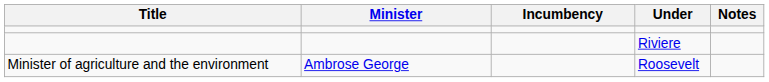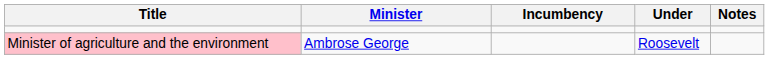- row: (659, 43)
(138, 65) no background -> (138, 43) pink background
